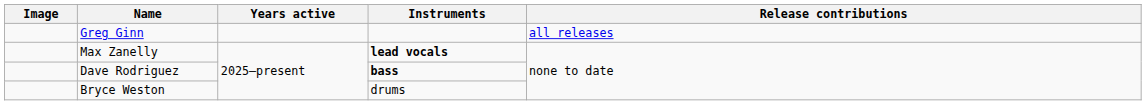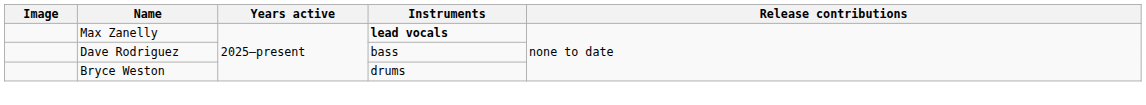- row: (112, 33)
(385, 71) bold -> (385, 52) normal
